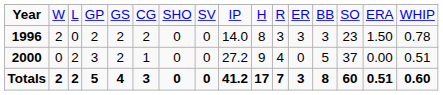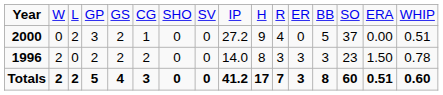rows swapped: (27, 36) <-> (27, 57)
